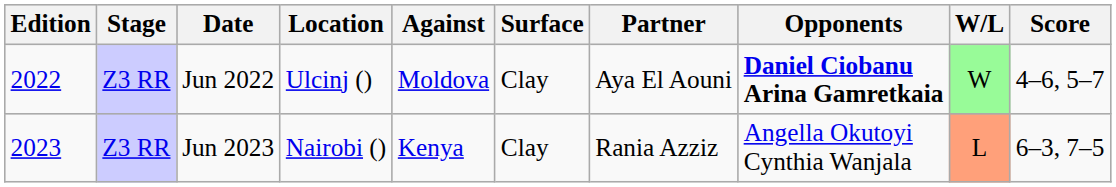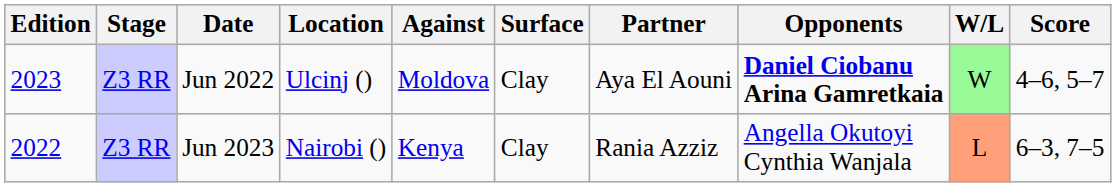(36, 78) 2022 -> (36, 78) 2023
(36, 147) 2023 -> (36, 147) 2022
